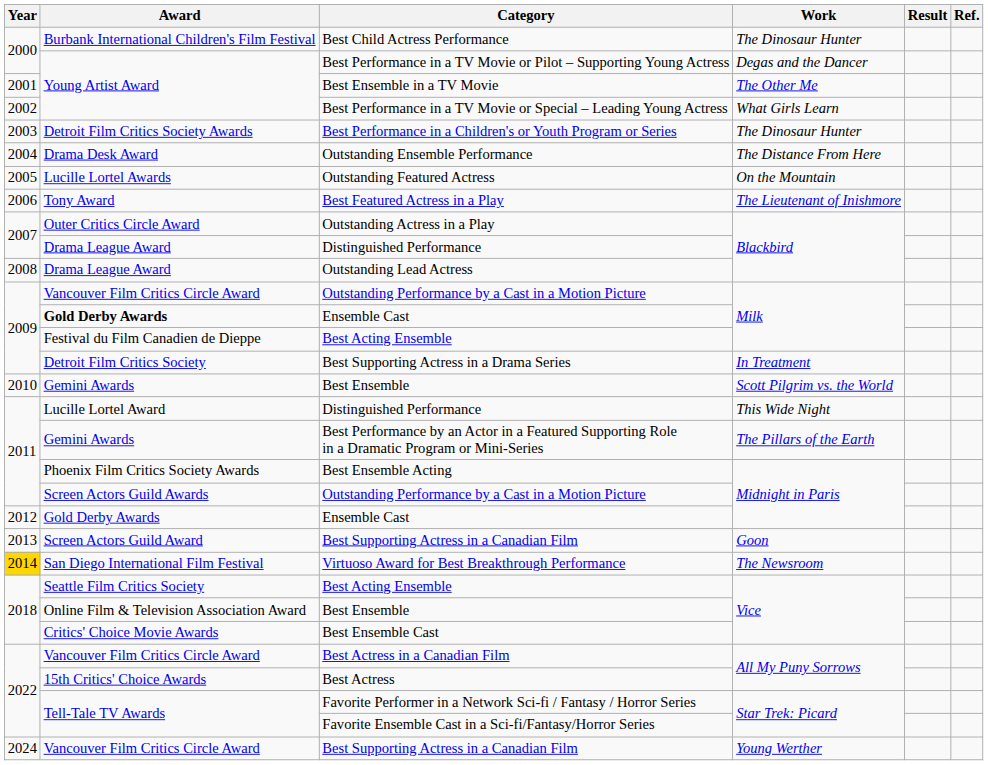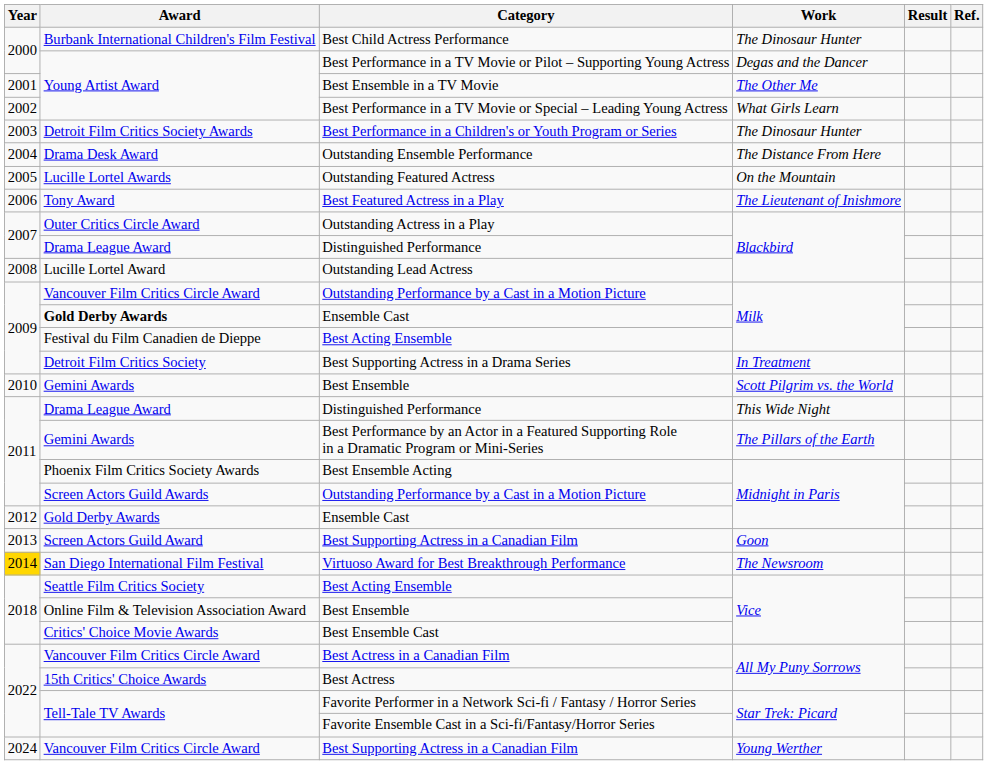(107, 270) Drama League Award -> (104, 270) Lucille Lortel Award
(104, 408) Lucille Lortel Award -> (107, 408) Drama League Award
